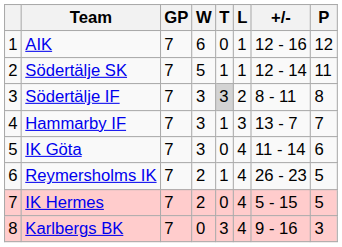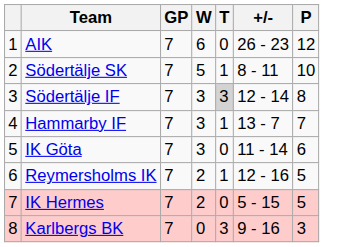- column: (242, 17)
(281, 44) 12 - 16 -> (263, 44) 26 - 23
(281, 70) 12 - 14 -> (258, 70) 8 - 11
(323, 70) 11 -> (306, 70) 10
(276, 96) 8 - 11 -> (263, 96) 12 - 14
(281, 176) 26 - 23 -> (263, 176) 12 - 16
